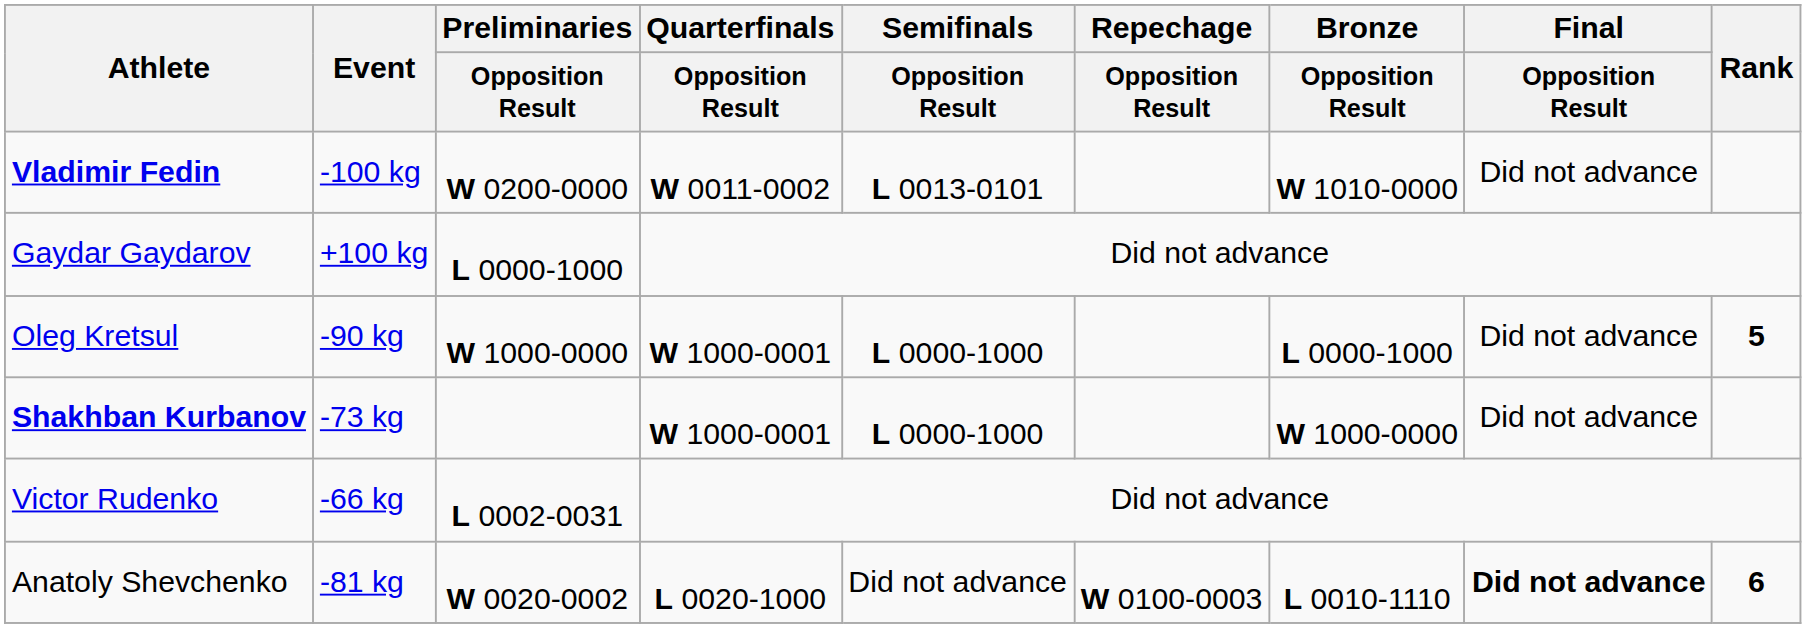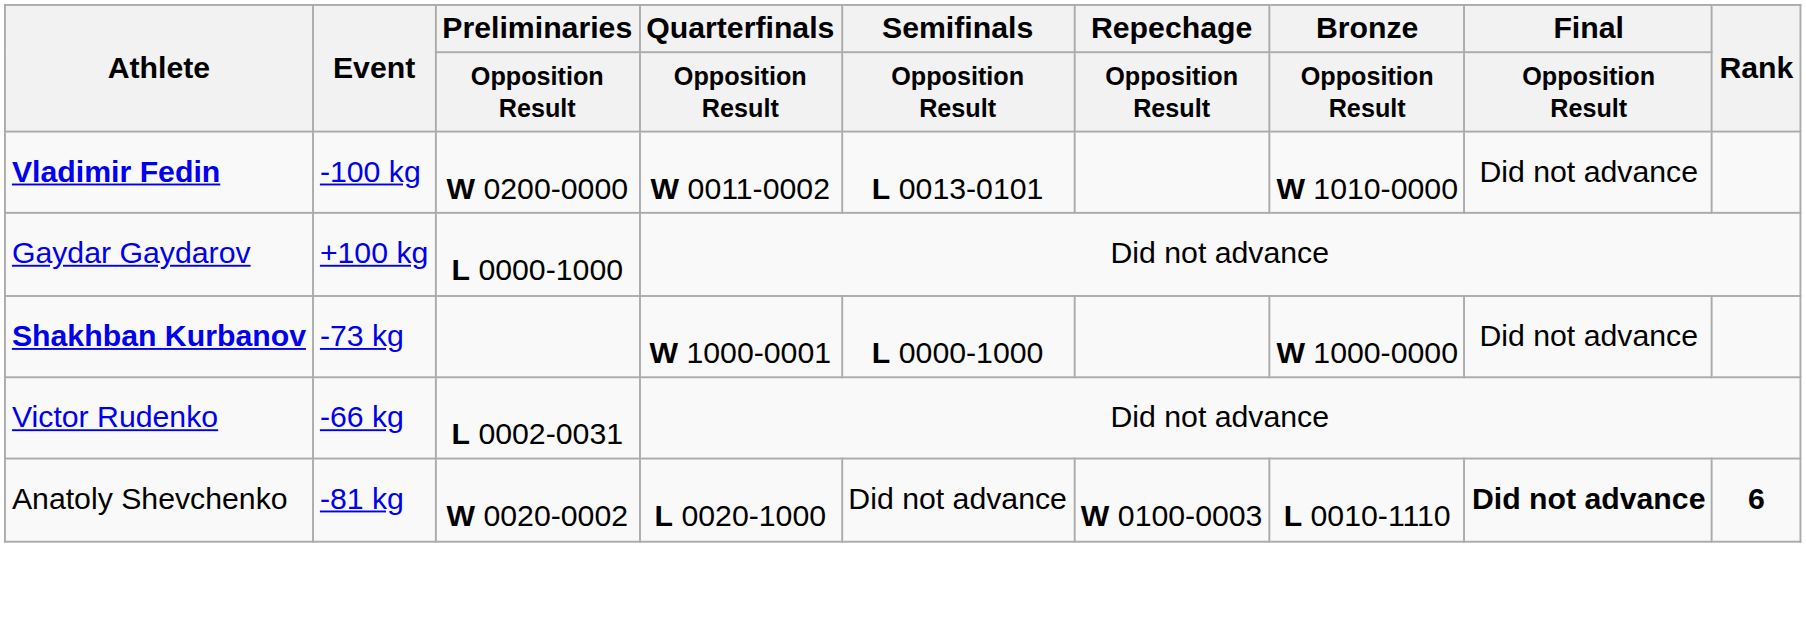- row: (95, 335)
